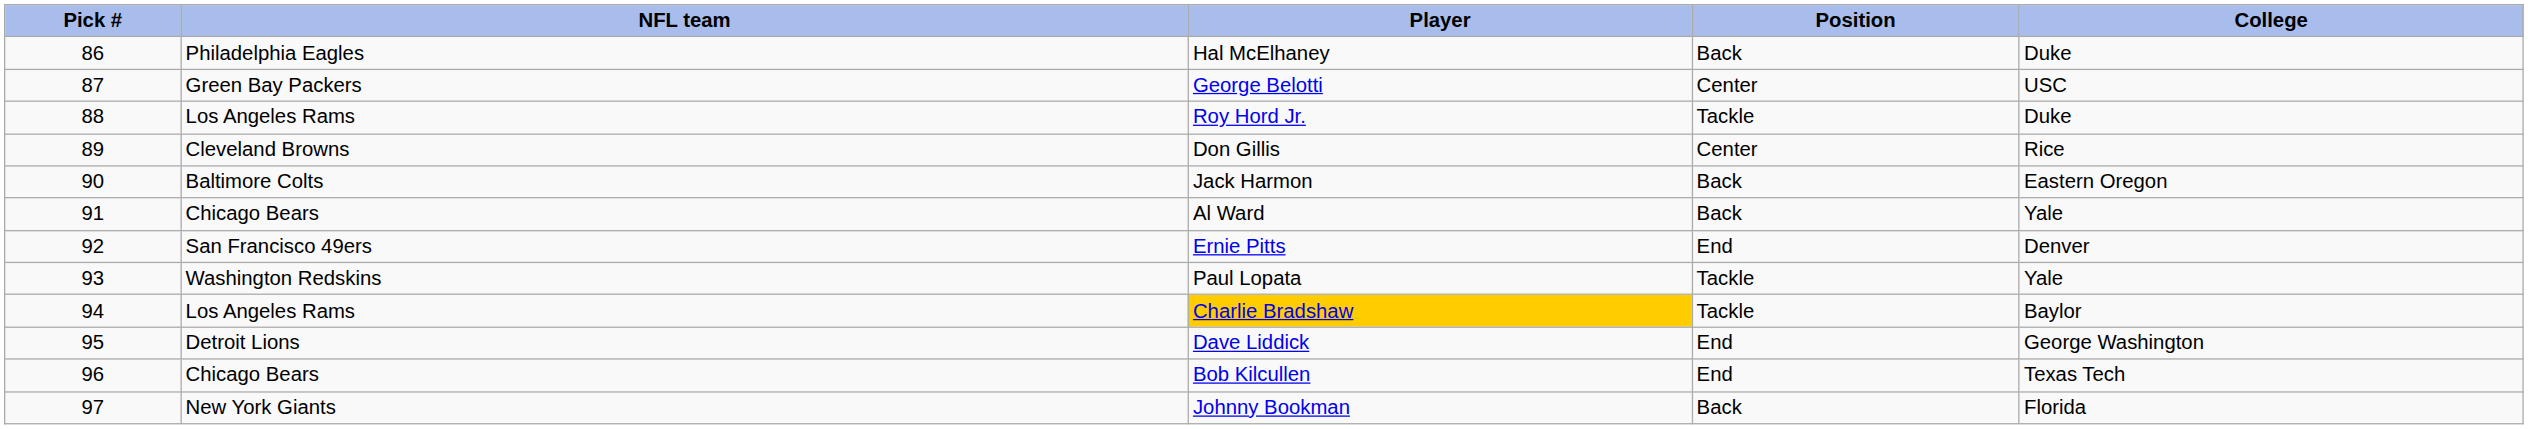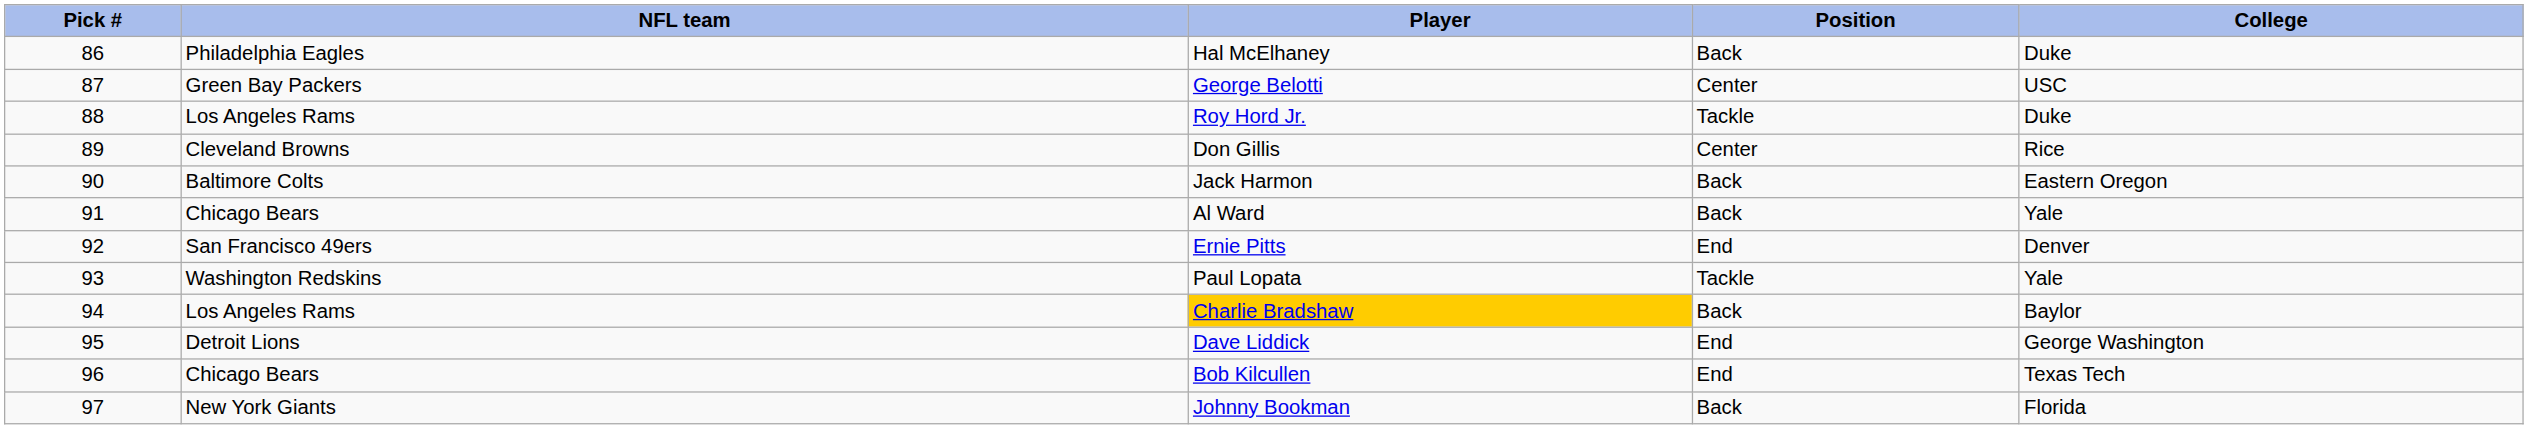(1725, 310) Tackle -> (1719, 310) Back
